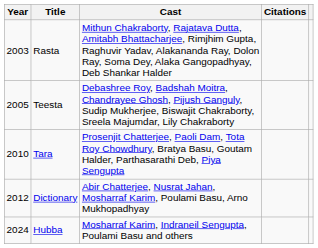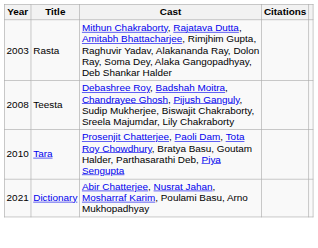(18, 105) 2005 -> (18, 105) 2008
(18, 198) 2012 -> (18, 198) 2021
- row: (48, 230)
